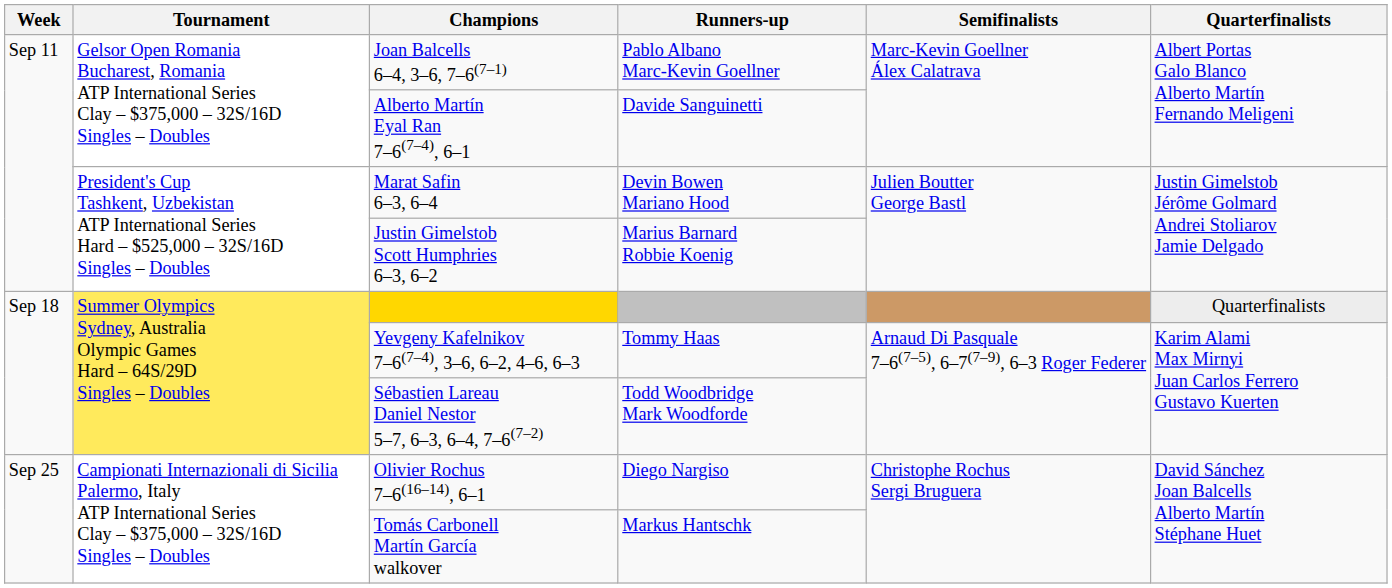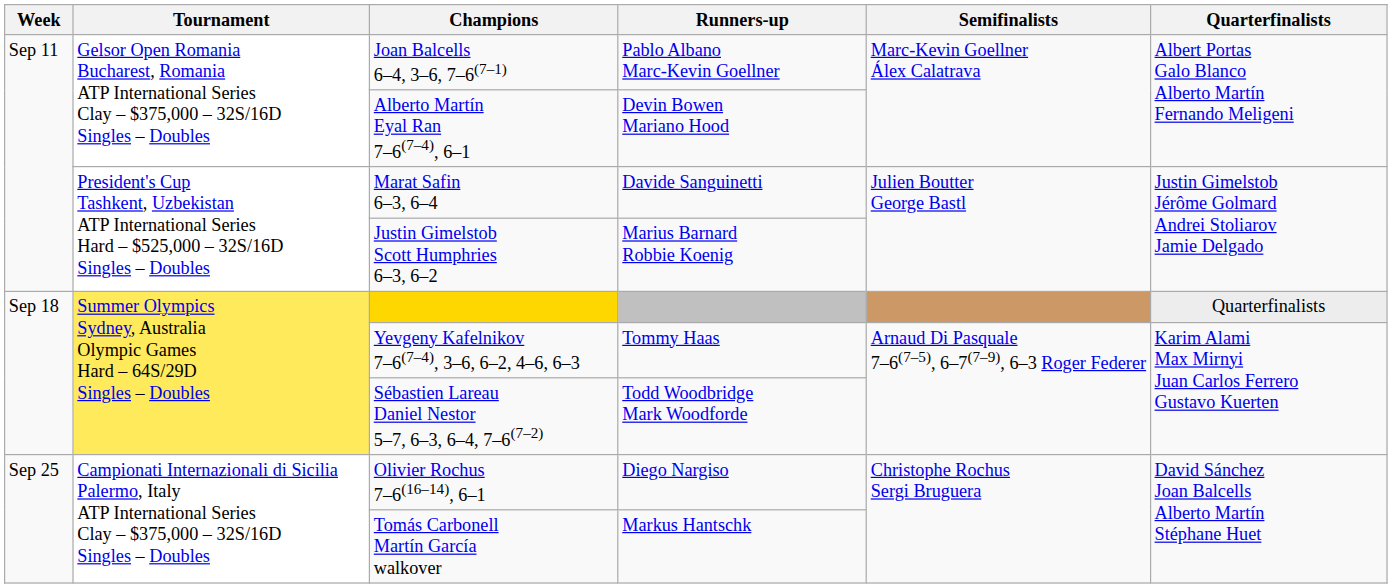(692, 105) Davide Sanguinetti -> (676, 115) Devin Bowen Mariano Hood
(676, 192) Devin Bowen Mariano Hood -> (692, 182) Davide Sanguinetti
